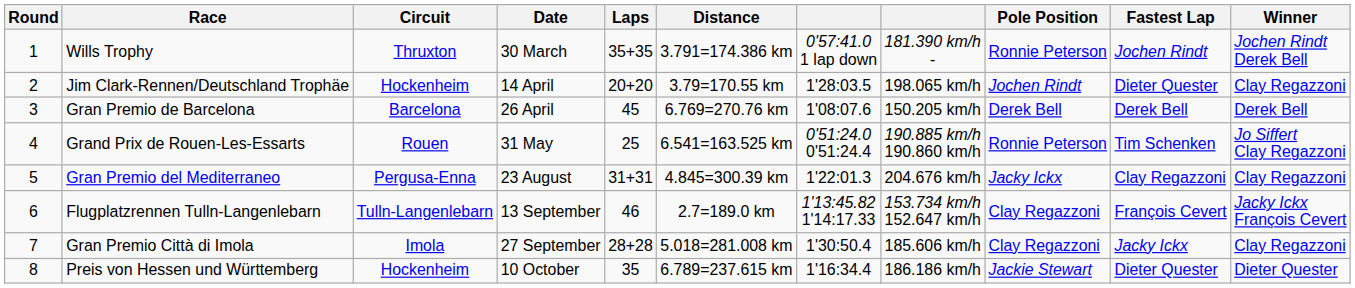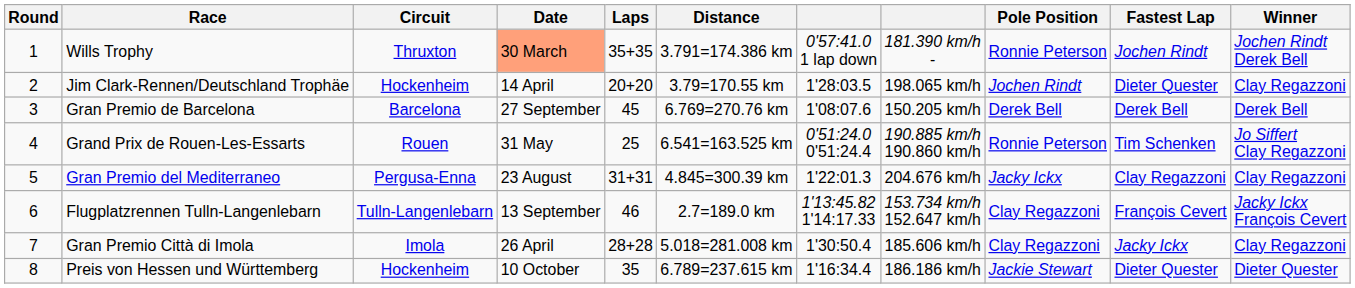(534, 51) no background -> (534, 51) lightsalmon background
(527, 110) 26 April -> (551, 110) 27 September
(551, 245) 27 September -> (527, 245) 26 April
